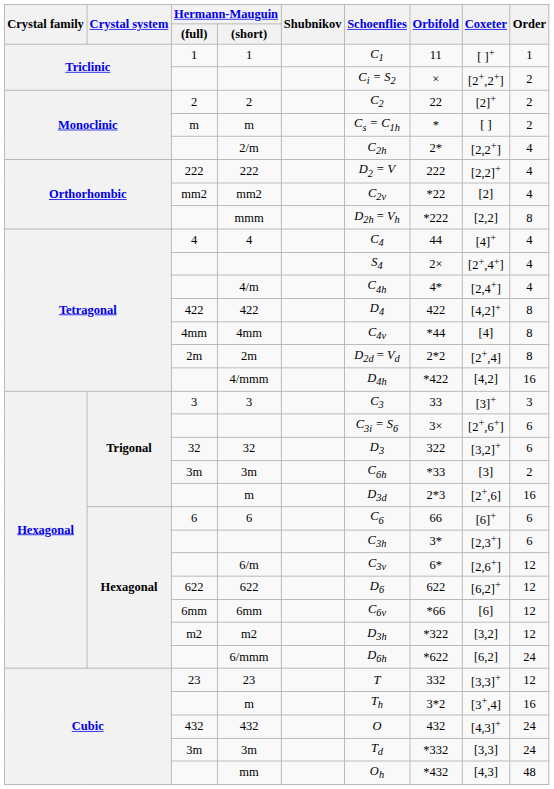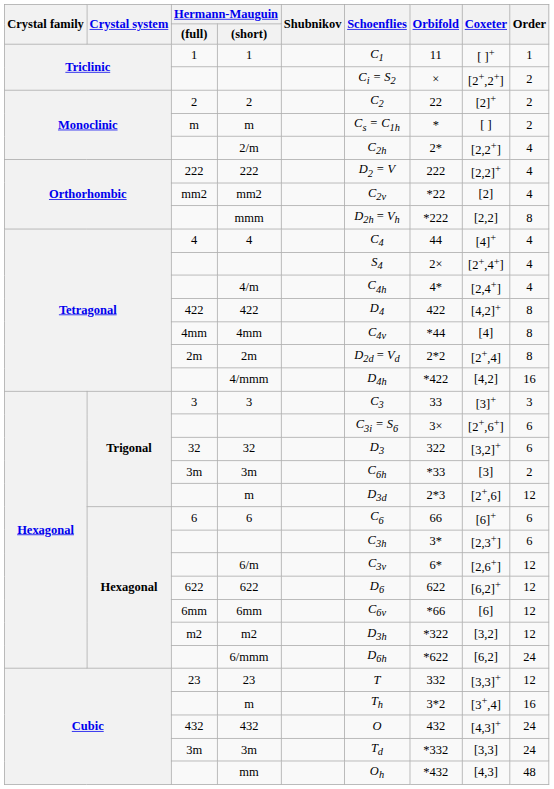(529, 495) 16 -> (529, 495) 12
